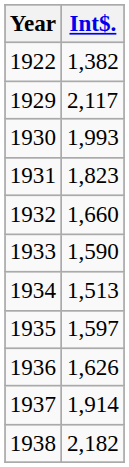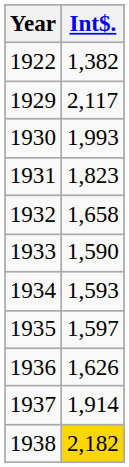(93, 214) 1,660 -> (93, 214) 1,658
(93, 290) 1,513 -> (93, 290) 1,593
(93, 443) no background -> (93, 443) gold background
